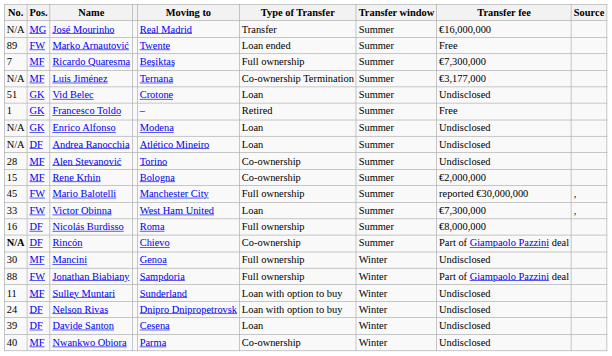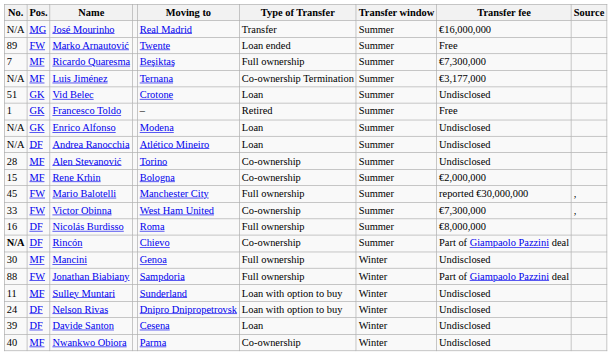(253, 210) Loan -> (271, 210) Co-ownership
